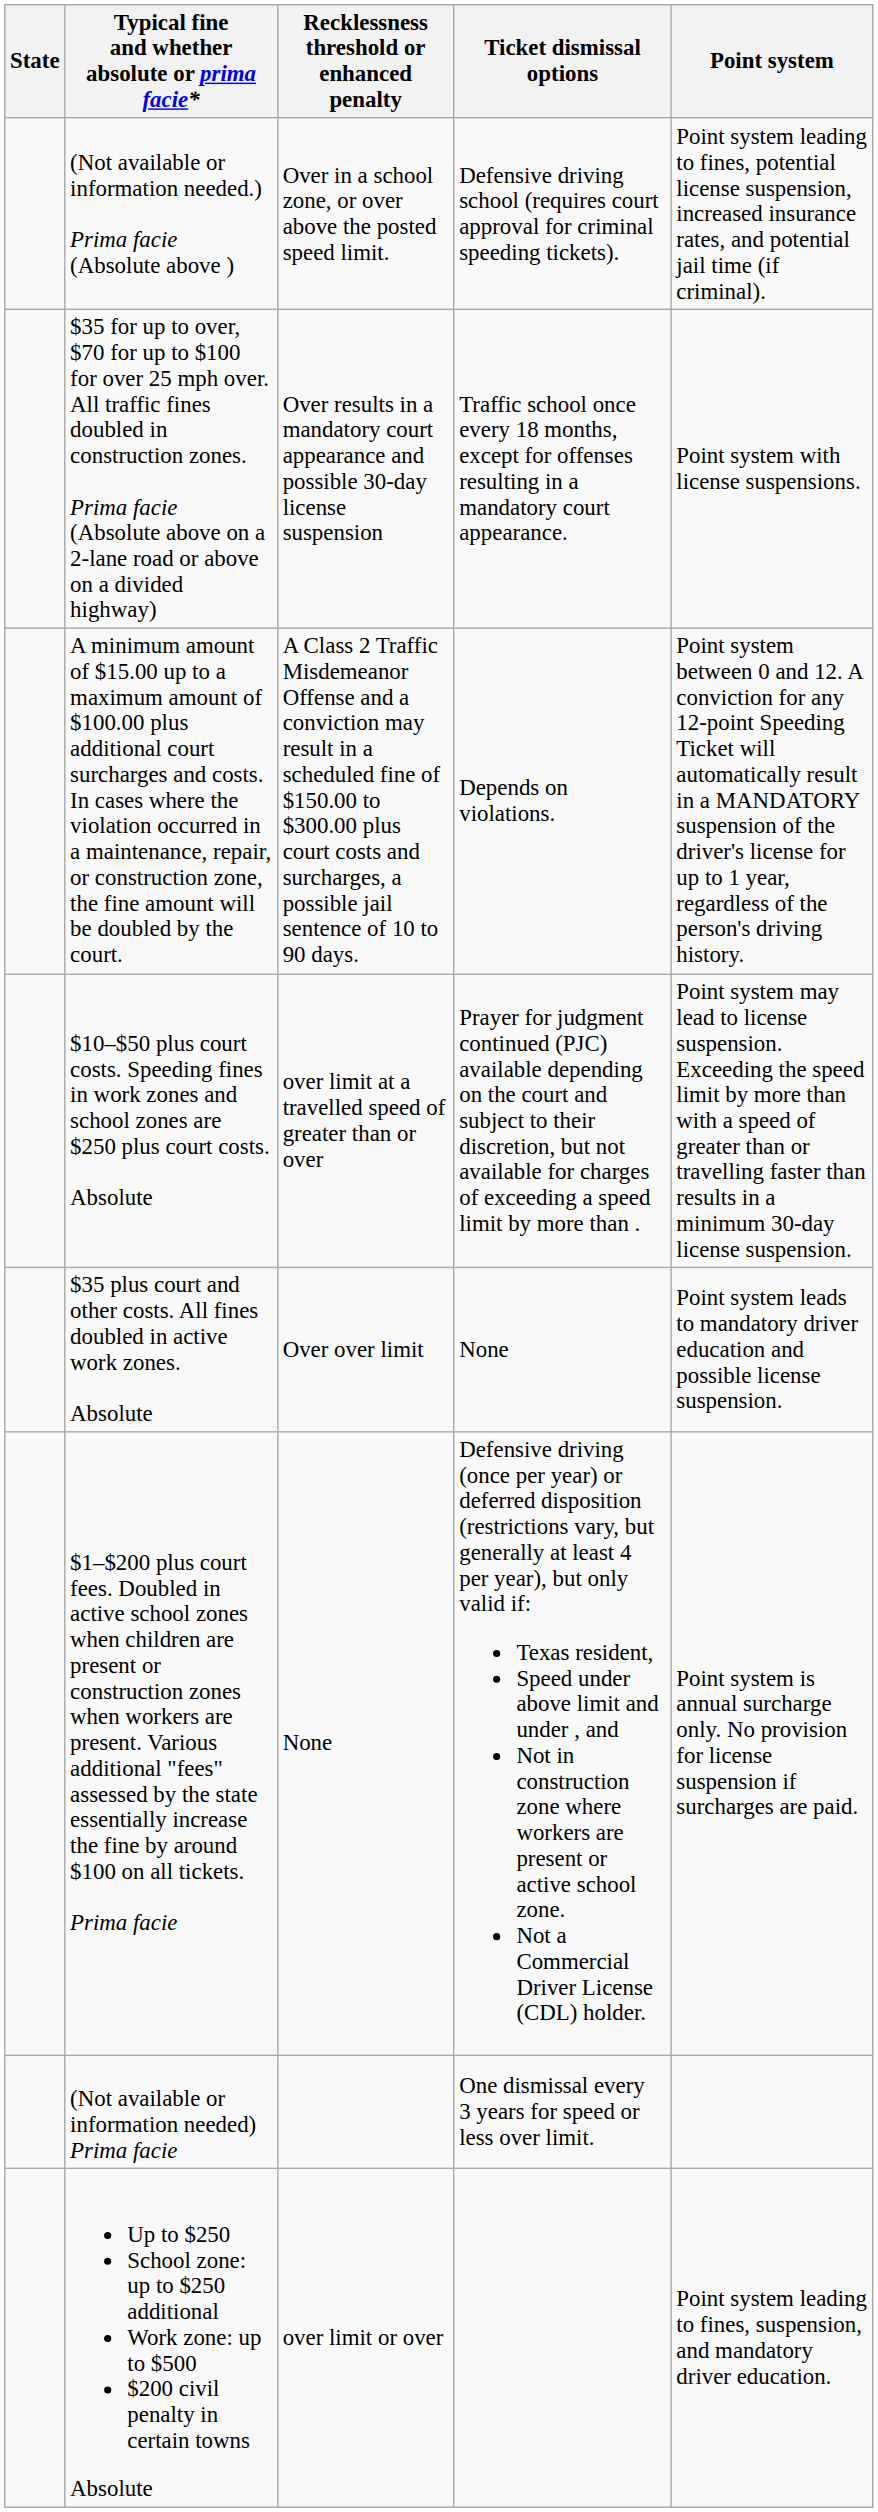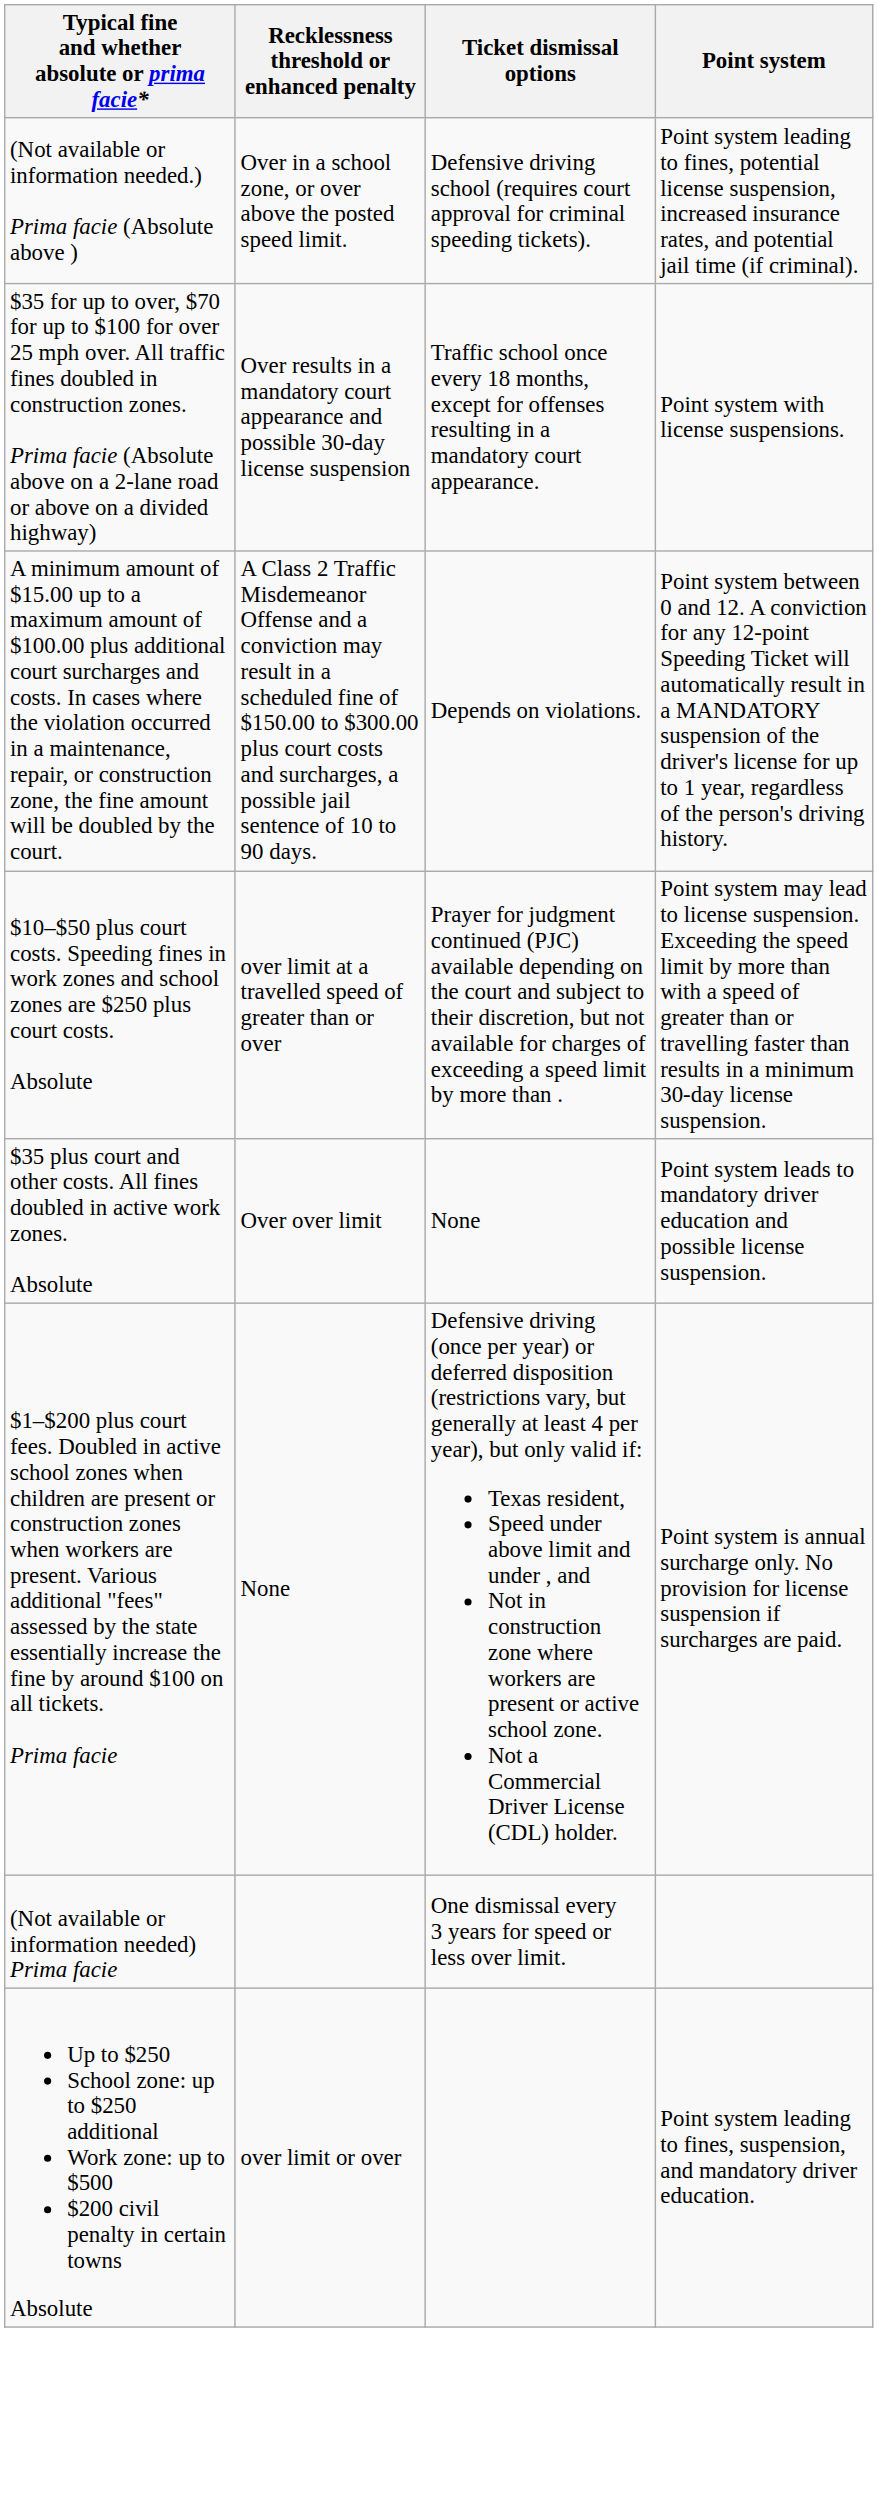- column: (35, 61)
